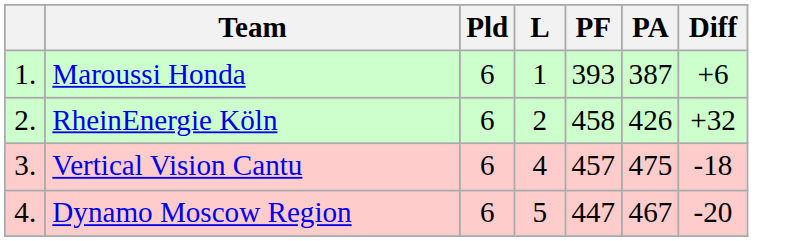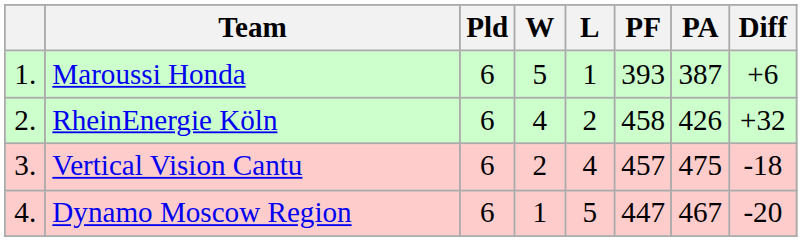+ column: (540, 27)
